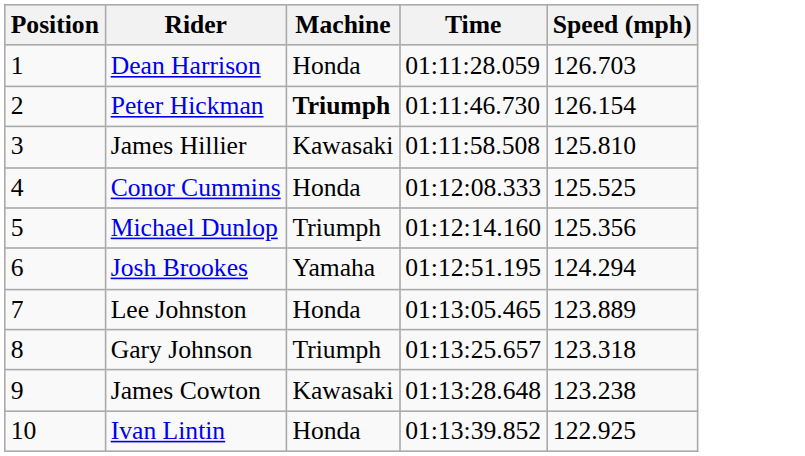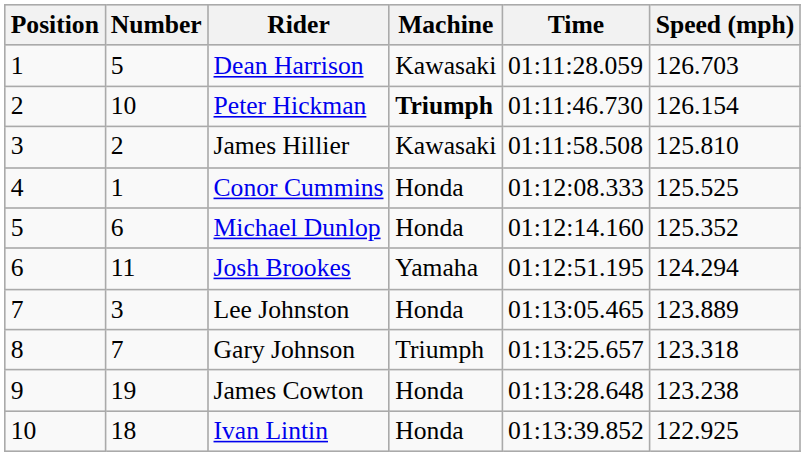+ column: (156, 24)
(327, 65) Honda -> (446, 65) Kawasaki
(337, 227) Triumph -> (429, 227) Honda
(594, 227) 125.356 -> (697, 227) 125.352
(343, 390) Kawasaki -> (429, 390) Honda
